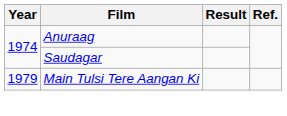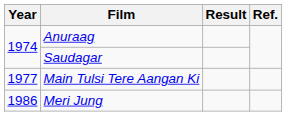(22, 79) 1979 -> (22, 79) 1977
+ row: (73, 100)
